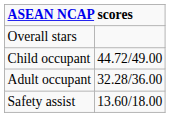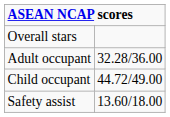rows swapped: (49, 79) <-> (49, 58)
